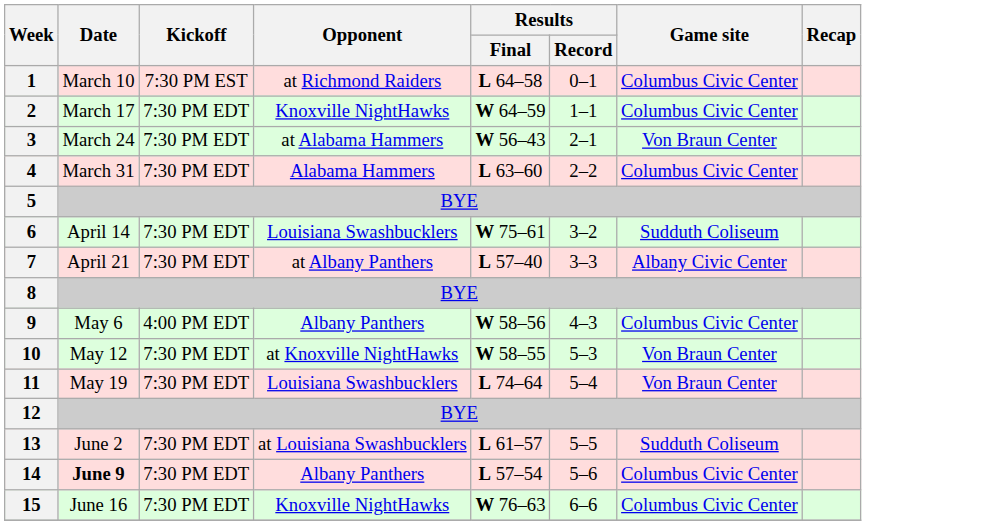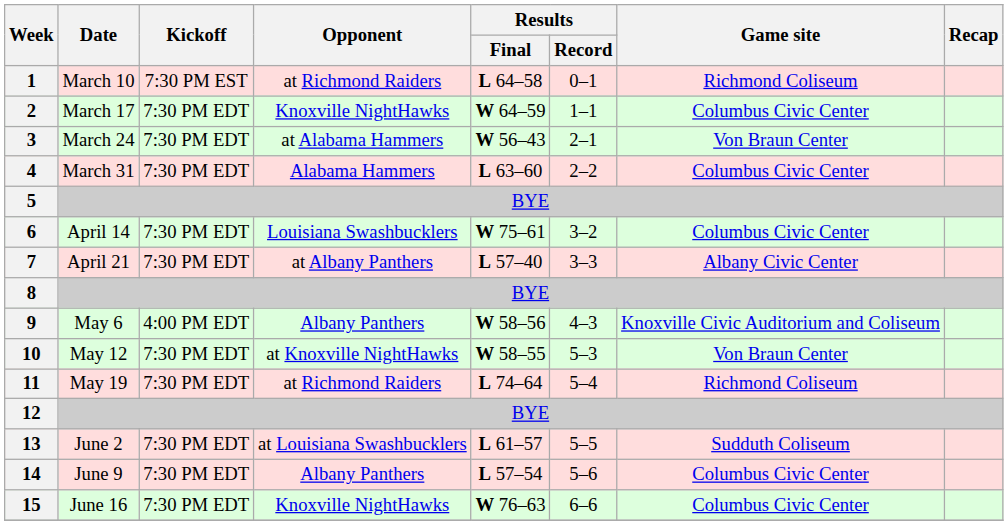(709, 80) Columbus Civic Center -> (781, 80) Richmond Coliseum
(709, 231) Sudduth Coliseum -> (781, 231) Columbus Civic Center
(709, 322) Columbus Civic Center -> (781, 322) Knoxville Civic Auditorium and Coliseum
(362, 383) Louisiana Swashbucklers -> (362, 383) at Richmond Raiders
(709, 383) Von Braun Center -> (781, 383) Richmond Coliseum
(98, 474) bold -> (98, 474) normal
